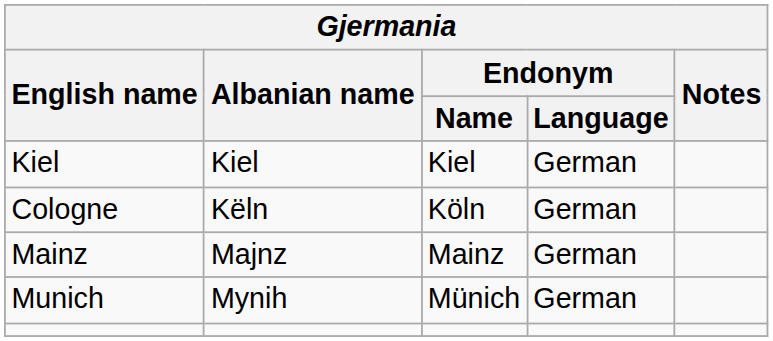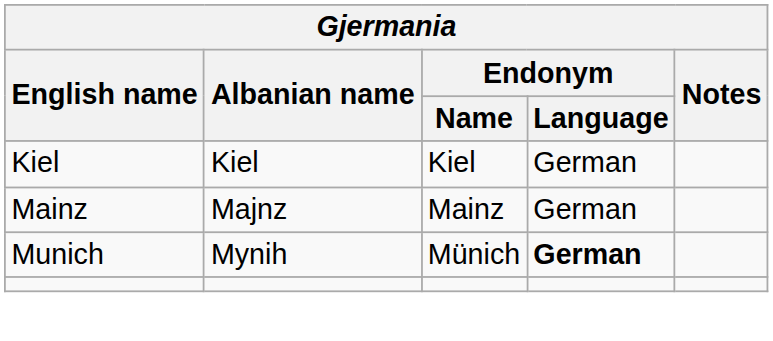- row: (65, 208)
(585, 299) normal -> (587, 254) bold
